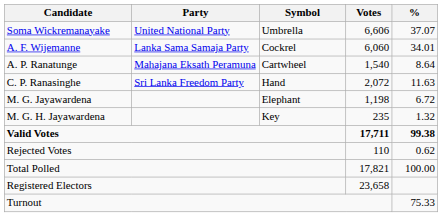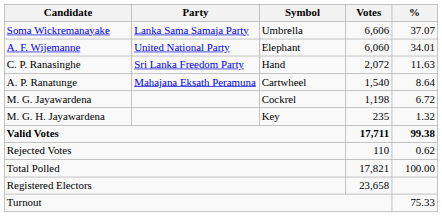(182, 30) United National Party -> (192, 30) Lanka Sama Samaja Party
(192, 47) Lanka Sama Samaja Party -> (182, 47) United National Party
(279, 47) Cockrel -> (281, 47) Elephant
rows swapped: (44, 82) <-> (42, 64)
(281, 99) Elephant -> (279, 99) Cockrel
